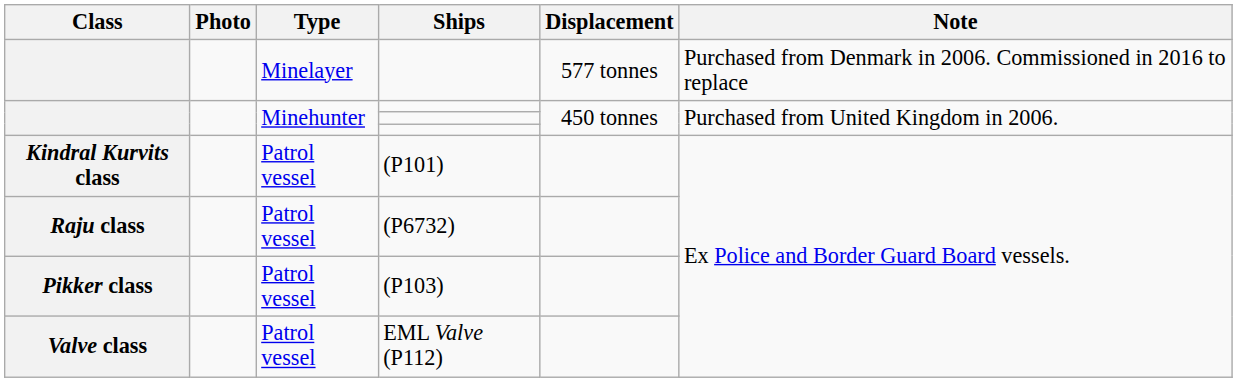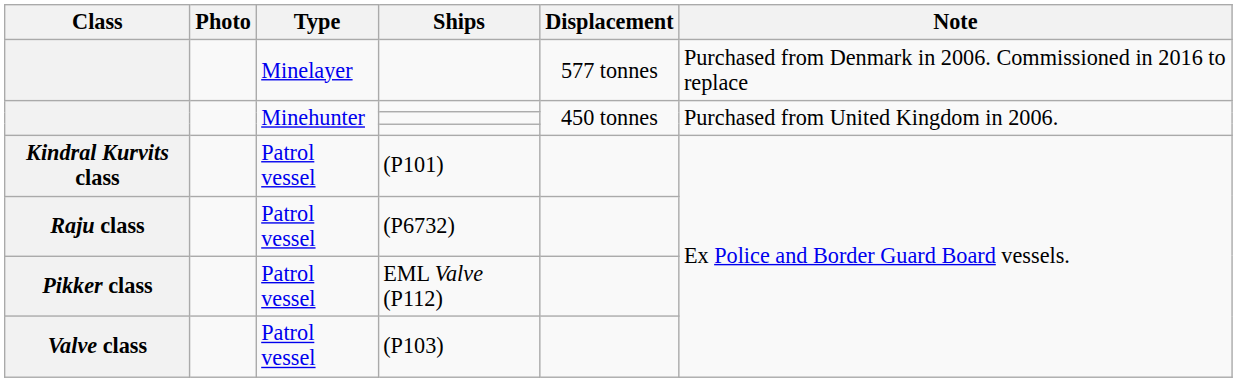(413, 286) (P103) -> (433, 286) EML Valve (P112)
(433, 346) EML Valve (P112) -> (413, 346) (P103)
